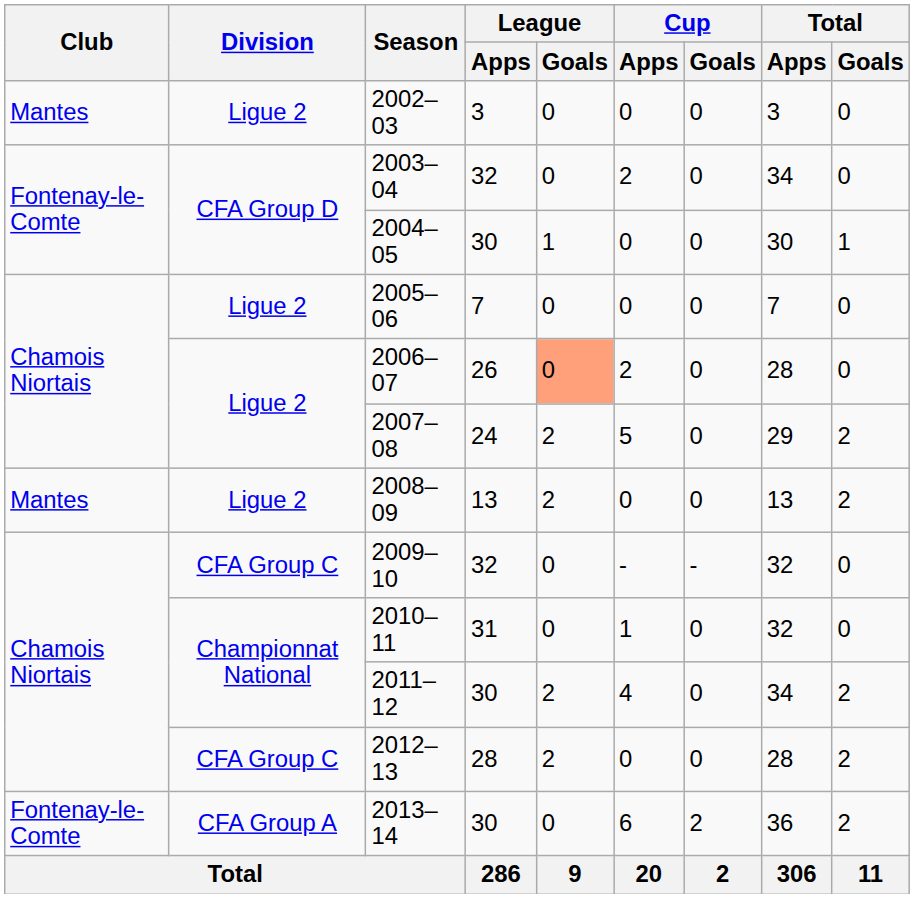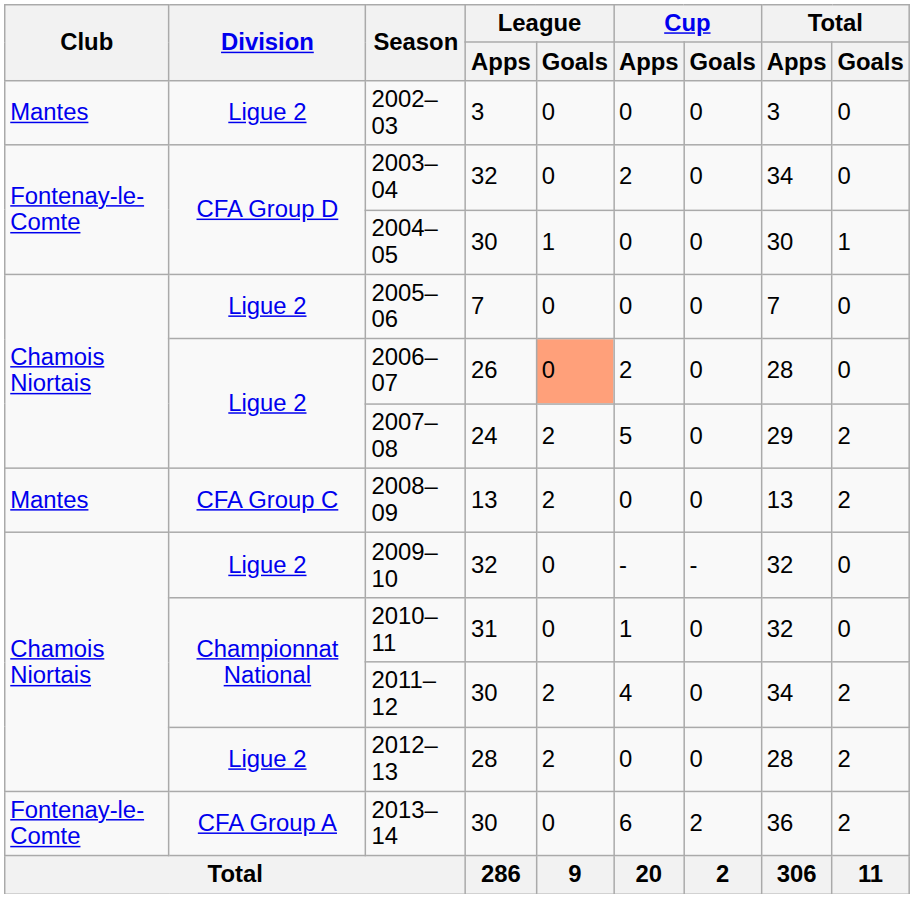(267, 500) Ligue 2 -> (267, 500) CFA Group C
(267, 564) CFA Group C -> (267, 564) Ligue 2
(267, 758) CFA Group C -> (267, 758) Ligue 2
